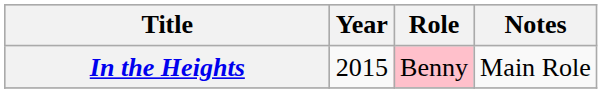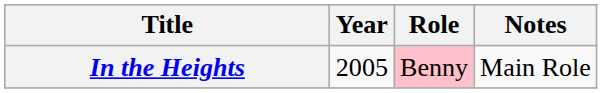(362, 66) 2015 -> (362, 66) 2005
